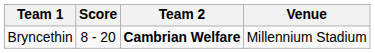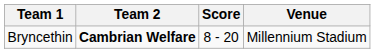columns swapped: (98, 15) <-> (182, 15)
